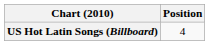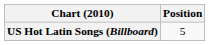(183, 31) 4 -> (183, 31) 5
